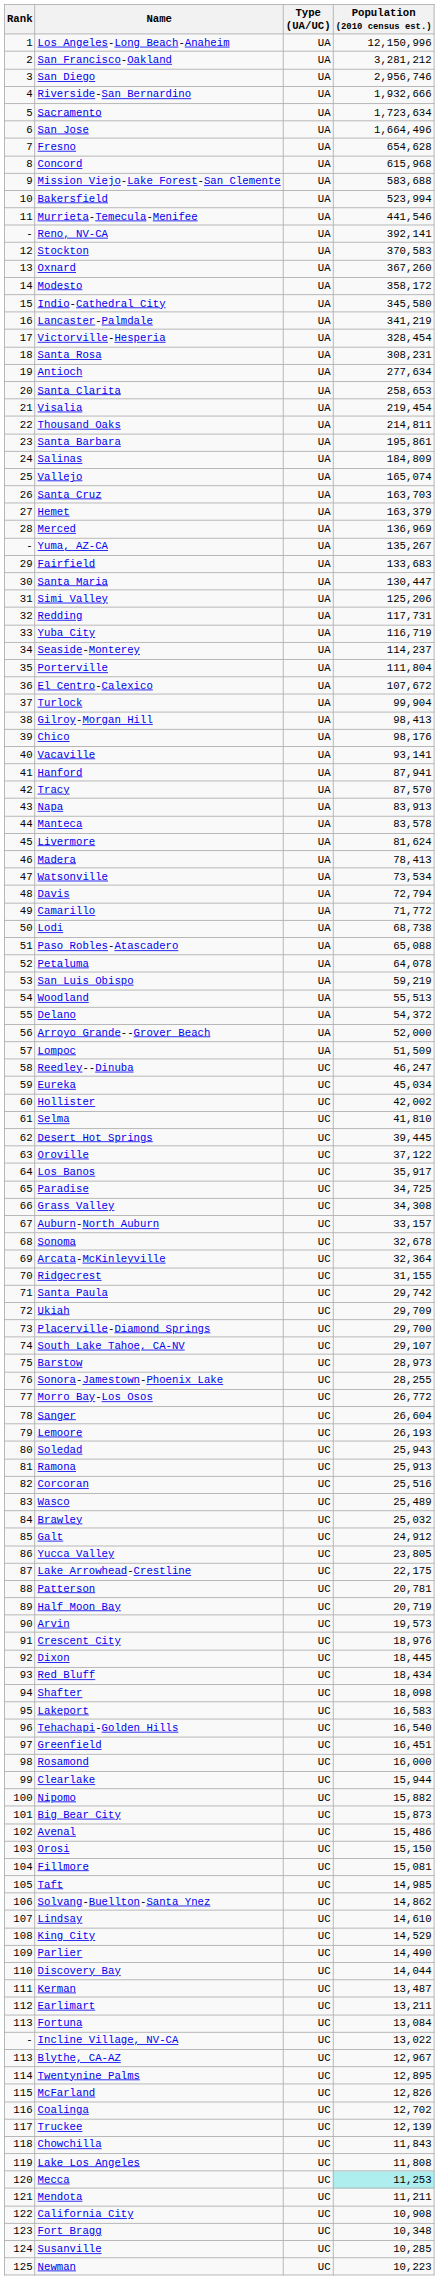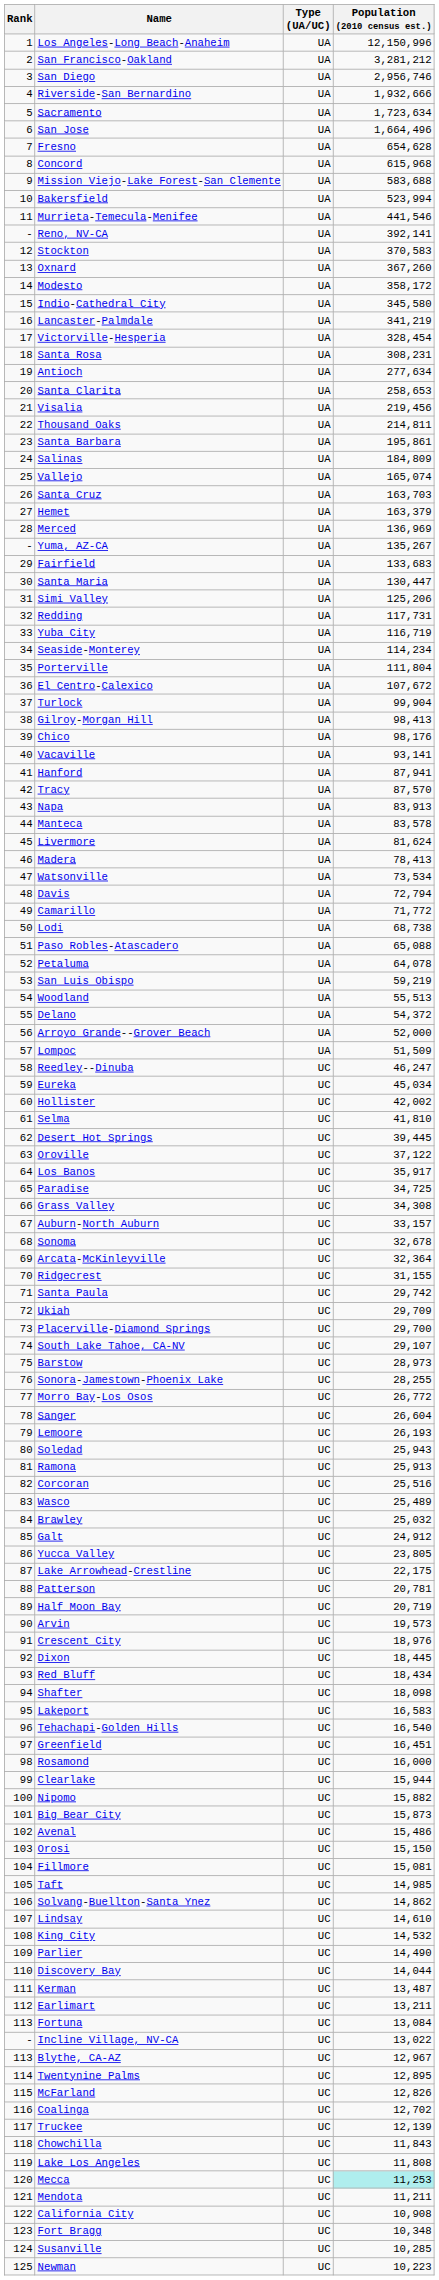(409, 408) 219,454 -> (409, 408) 219,456
(409, 651) 114,237 -> (409, 651) 114,234
(412, 1937) 14,529 -> (412, 1937) 14,532
